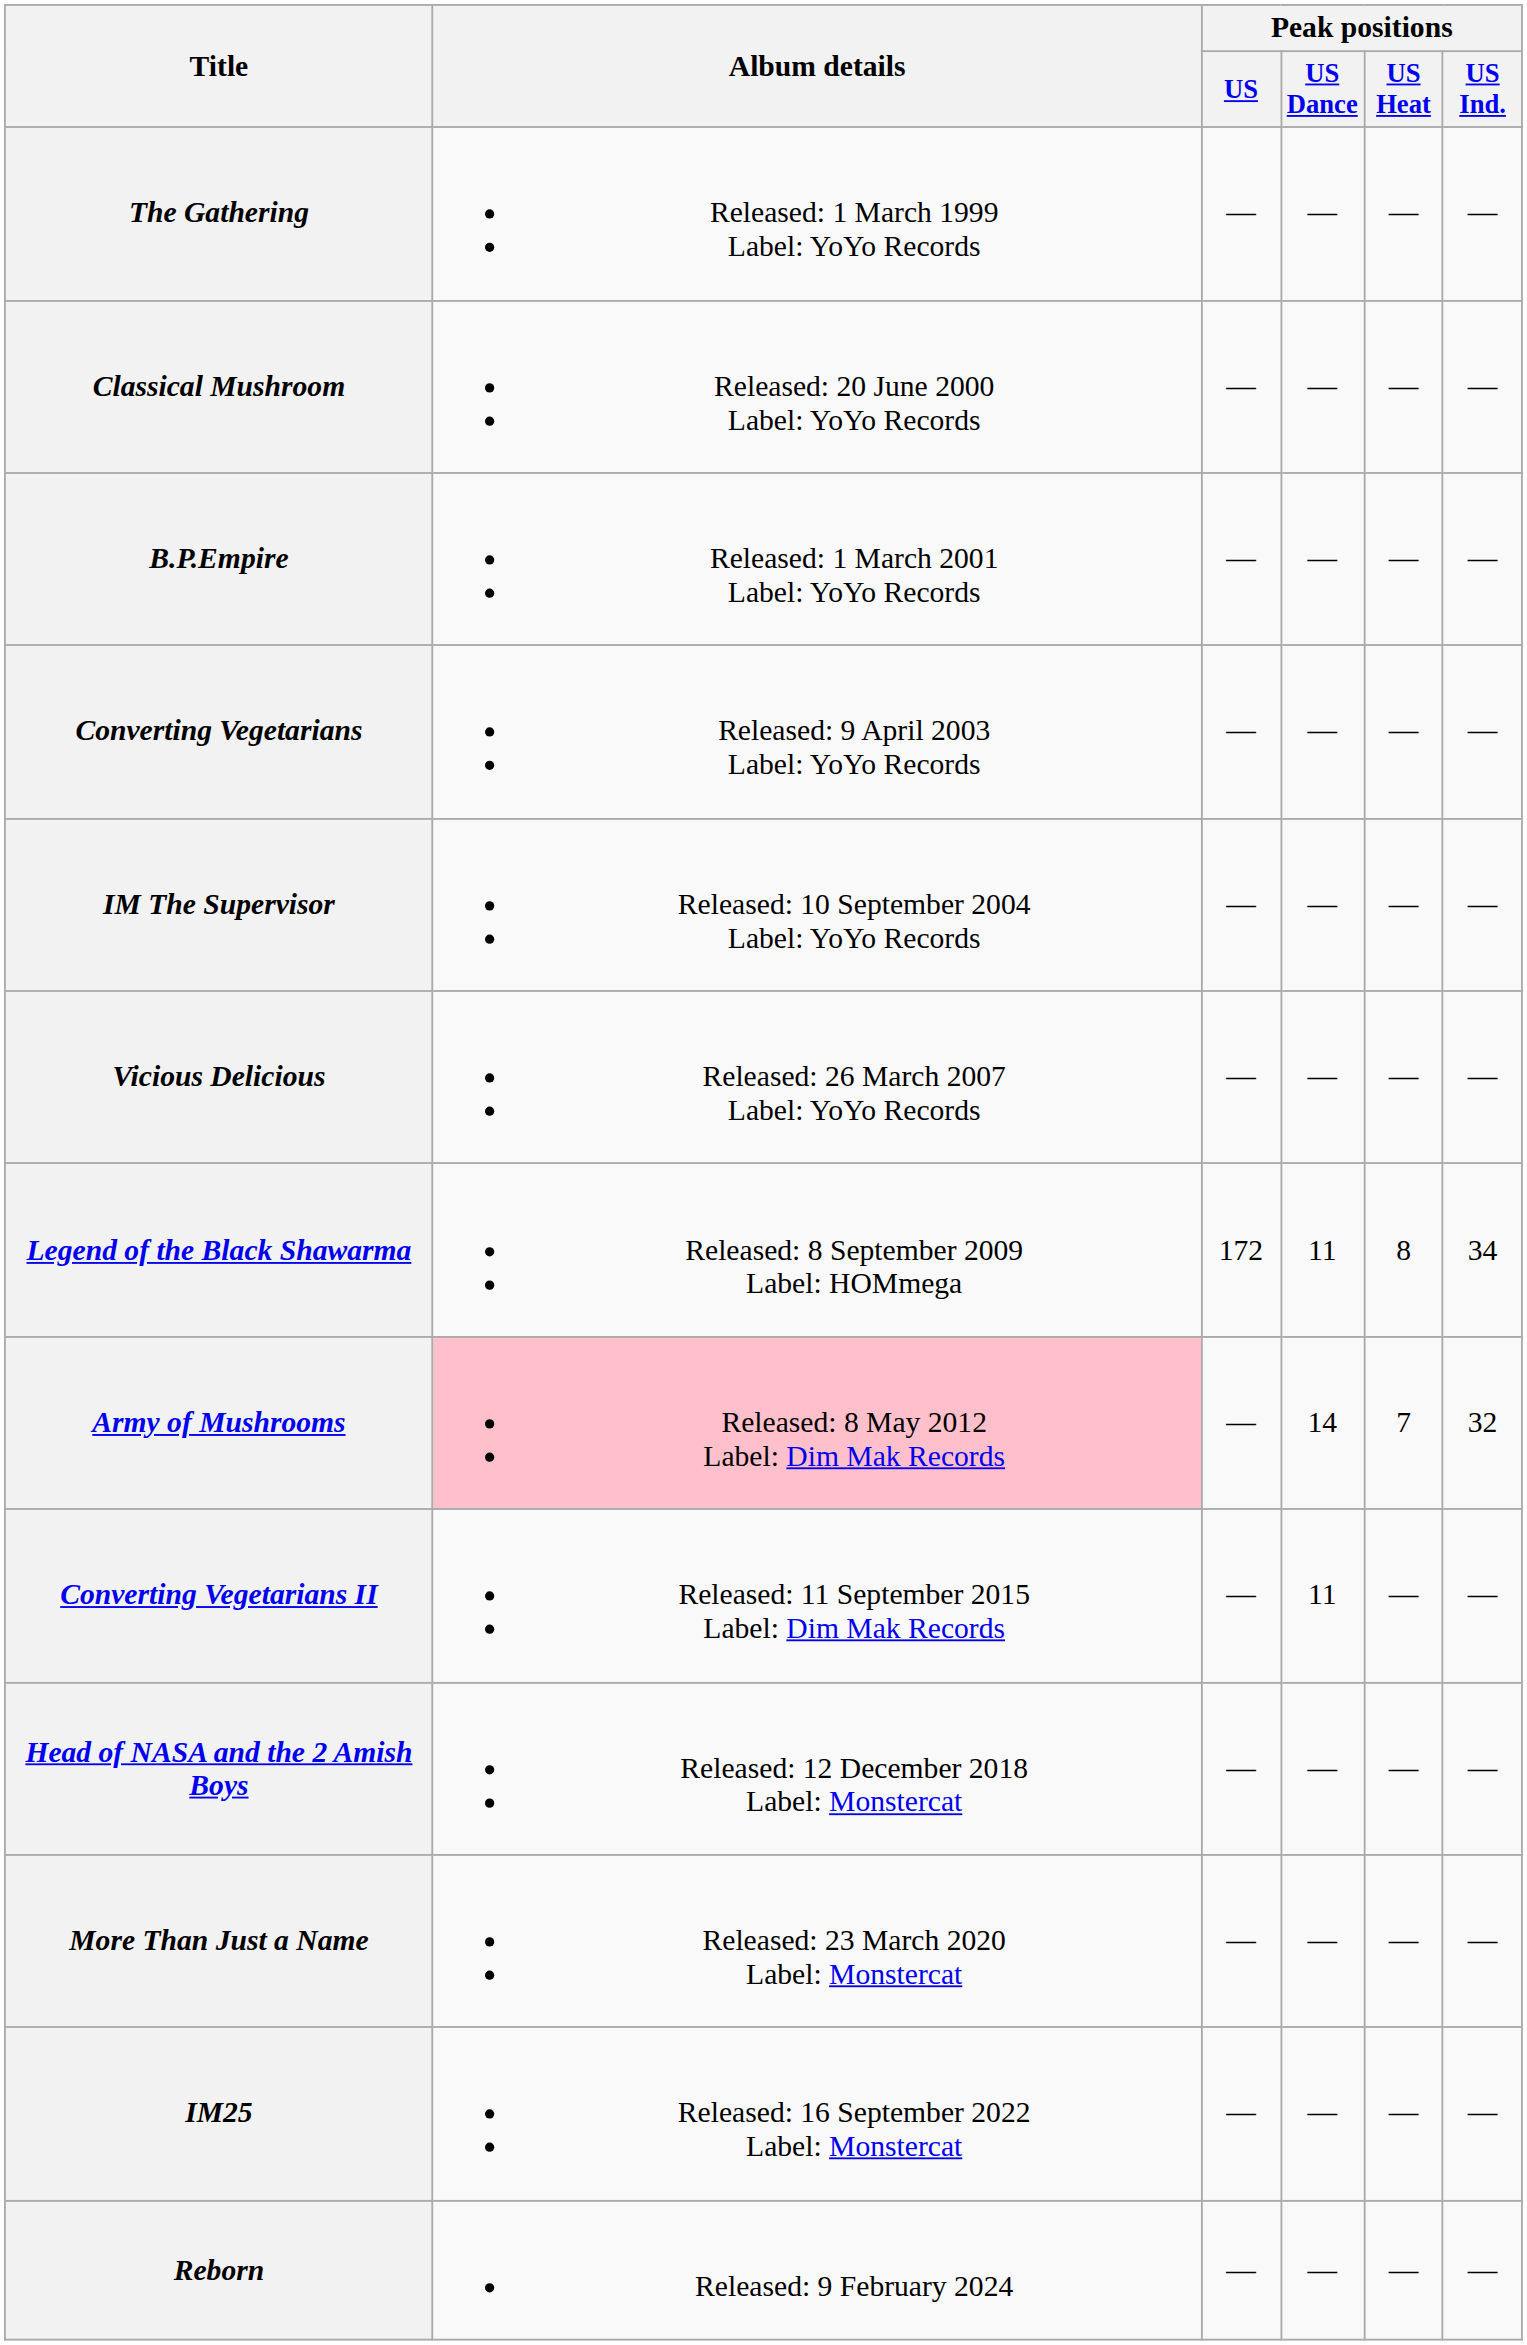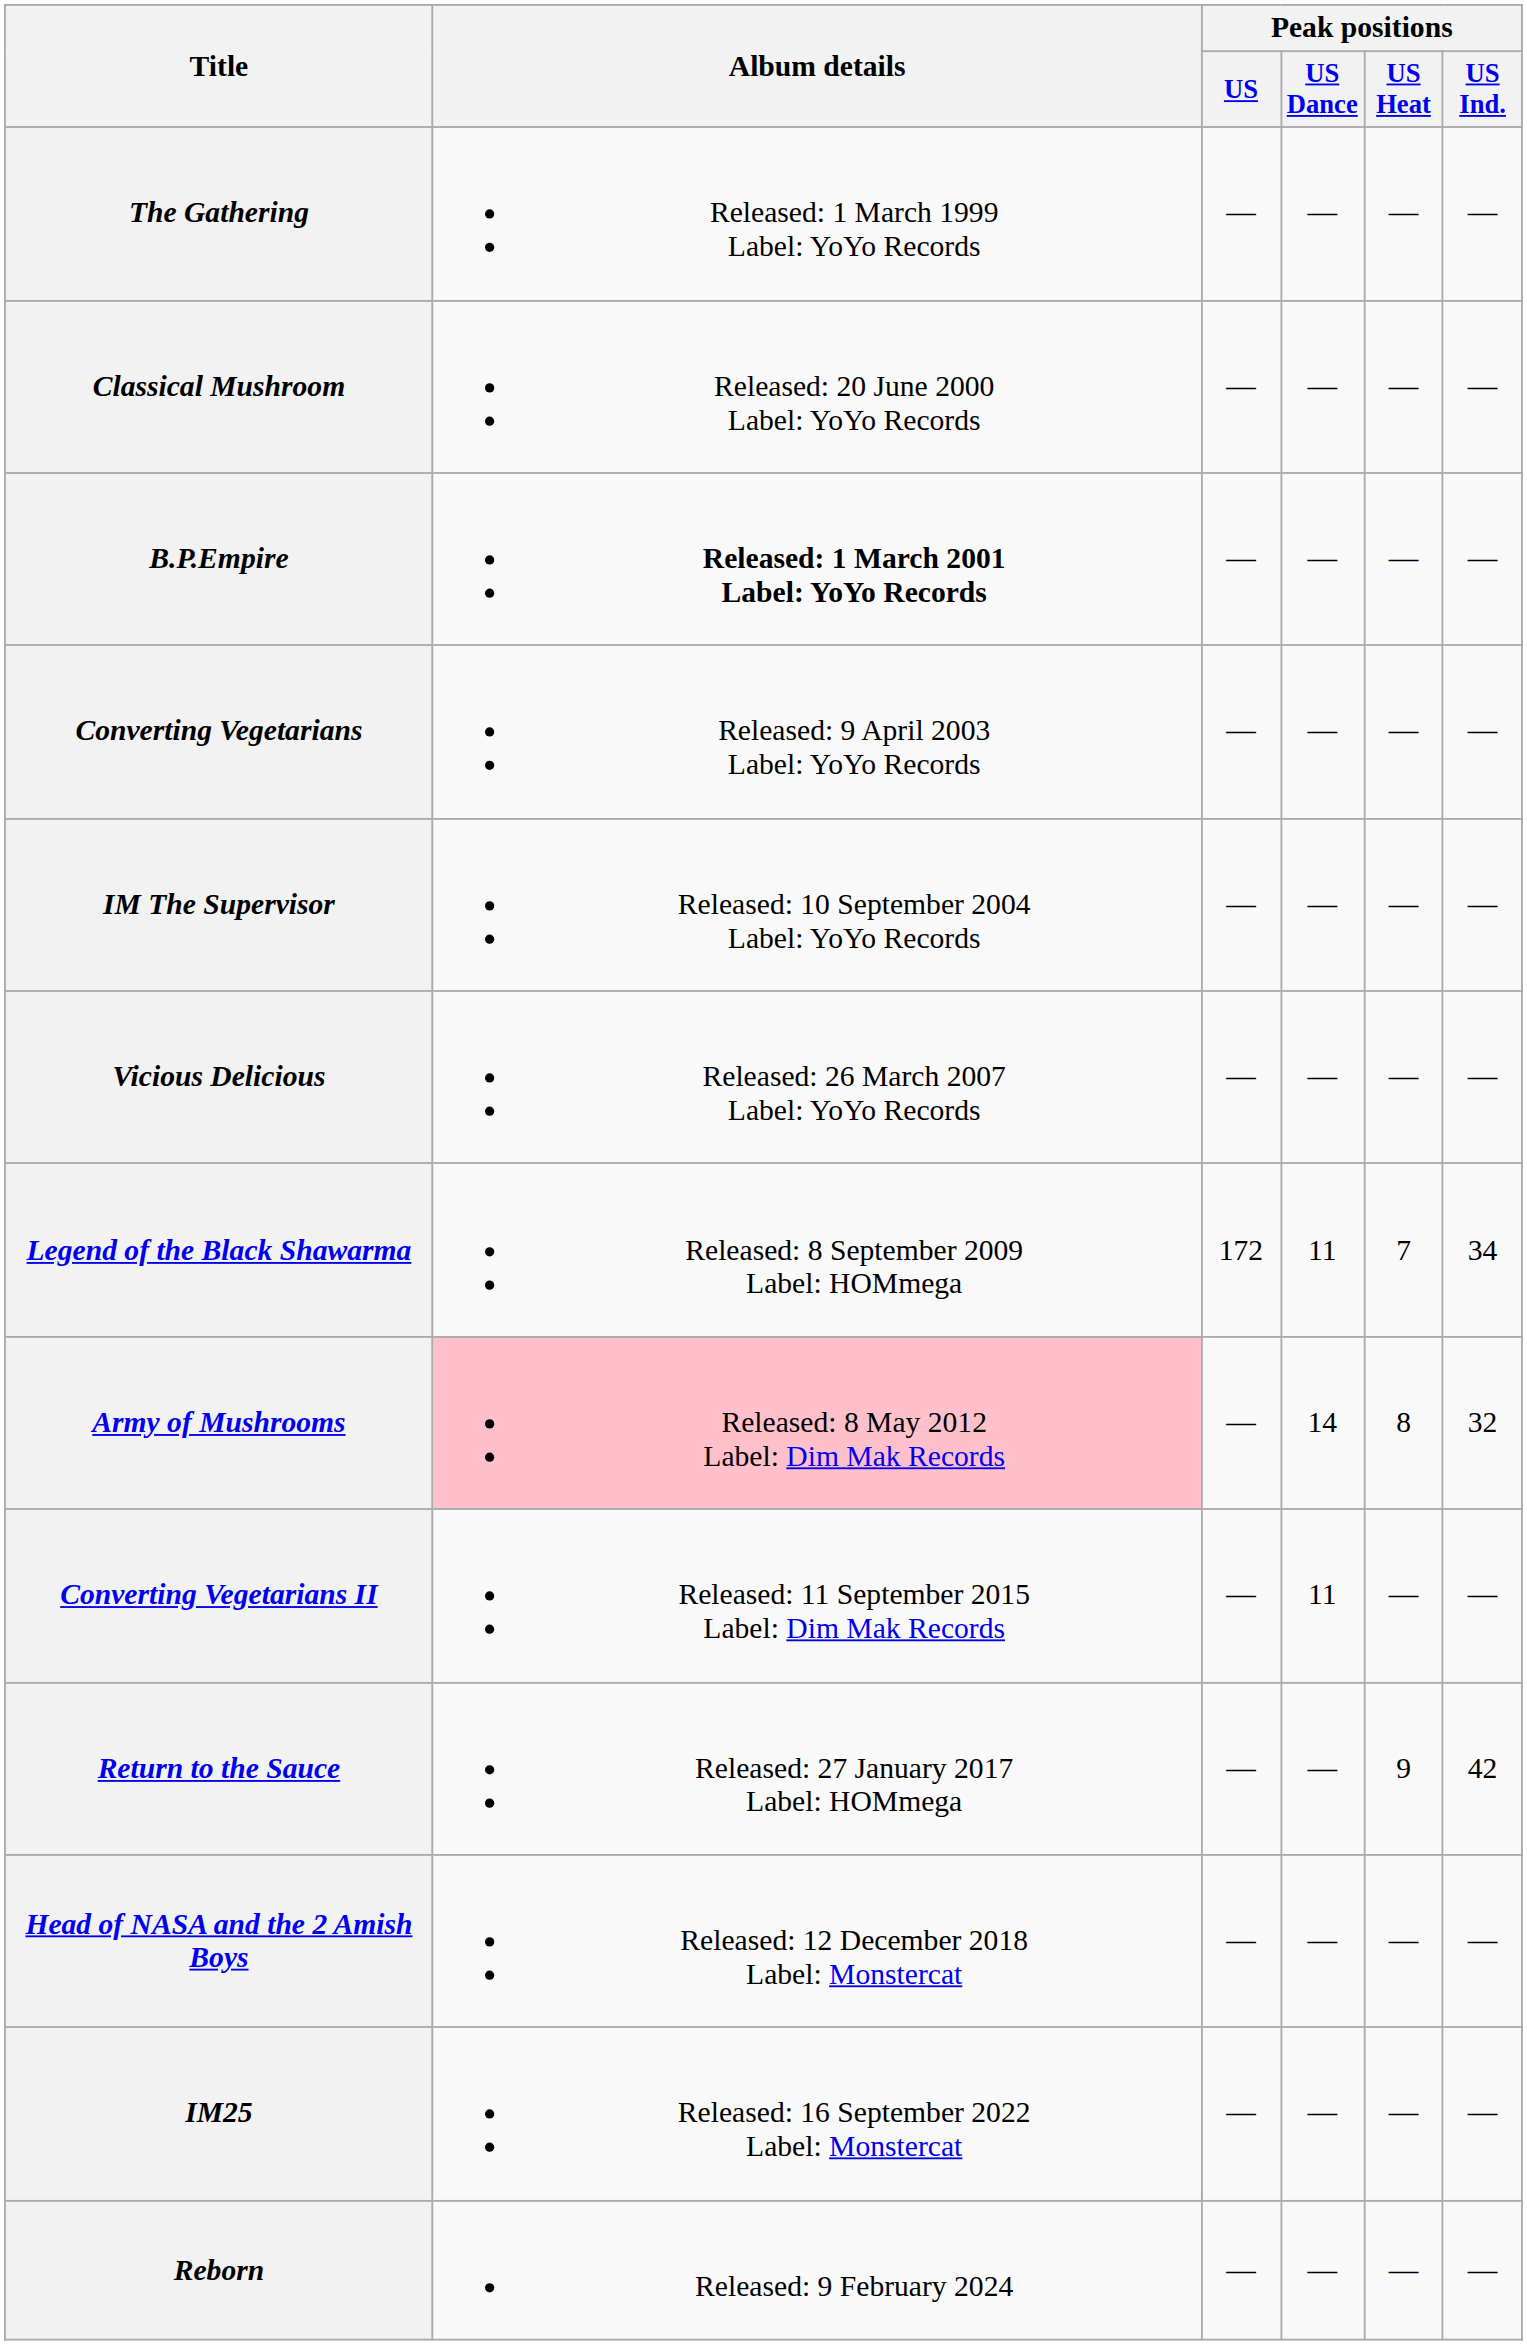(817, 576) normal -> (817, 576) bold
(1404, 1249) 8 -> (1404, 1249) 7
(1404, 1422) 7 -> (1404, 1422) 8
+ row: (219, 1767)
- row: (219, 1940)
